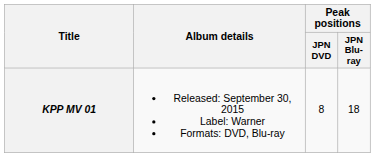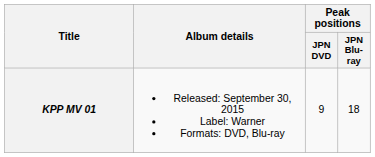(321, 110) 8 -> (321, 110) 9
